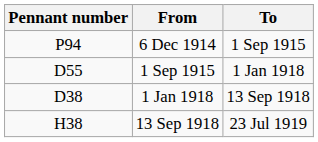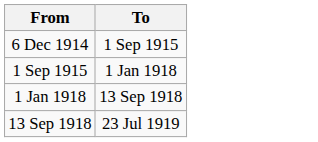- column: (68, 17)
